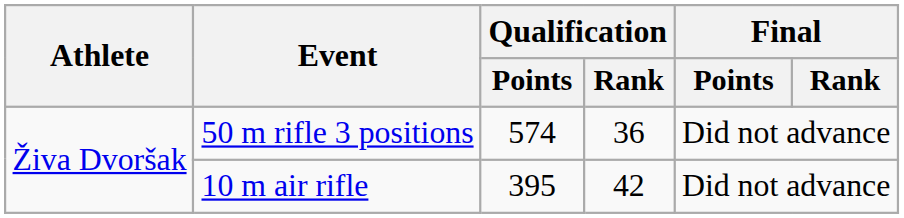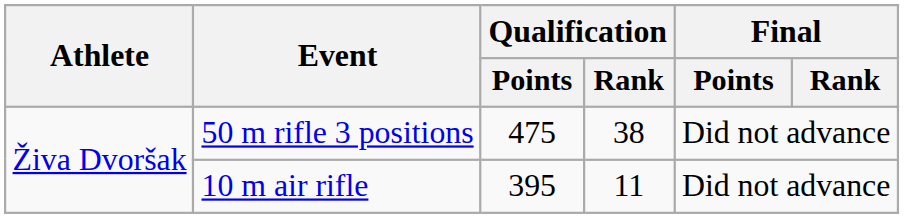(532, 133) 574 -> (532, 133) 475
(629, 133) 36 -> (629, 133) 38
(629, 185) 42 -> (629, 185) 11
